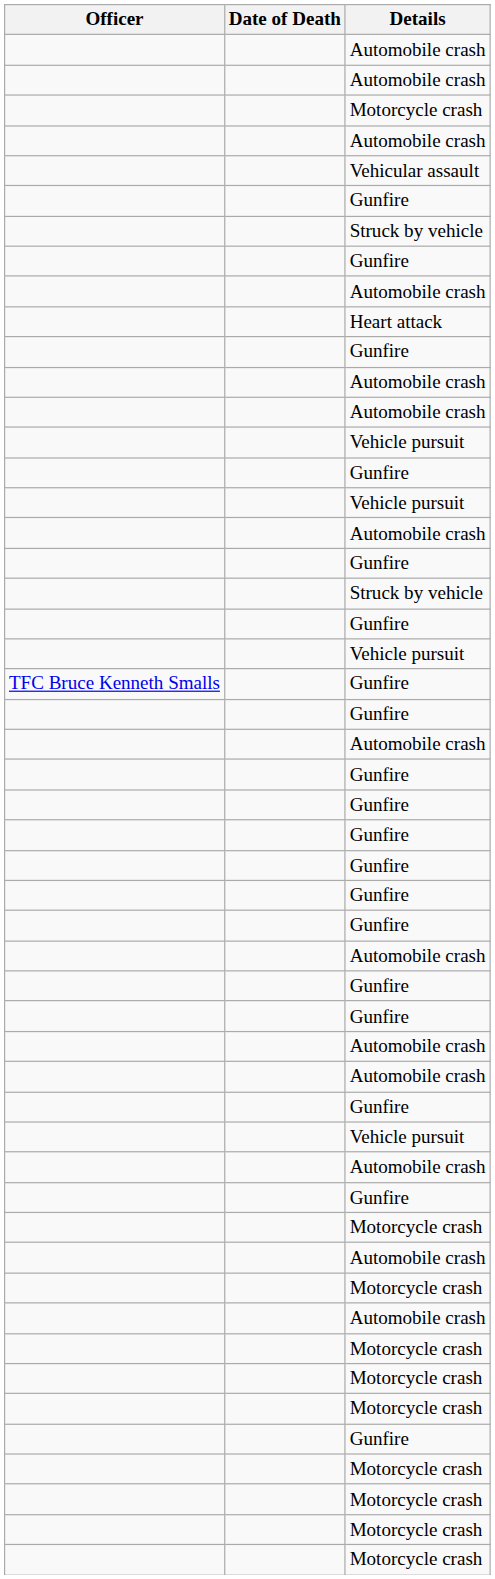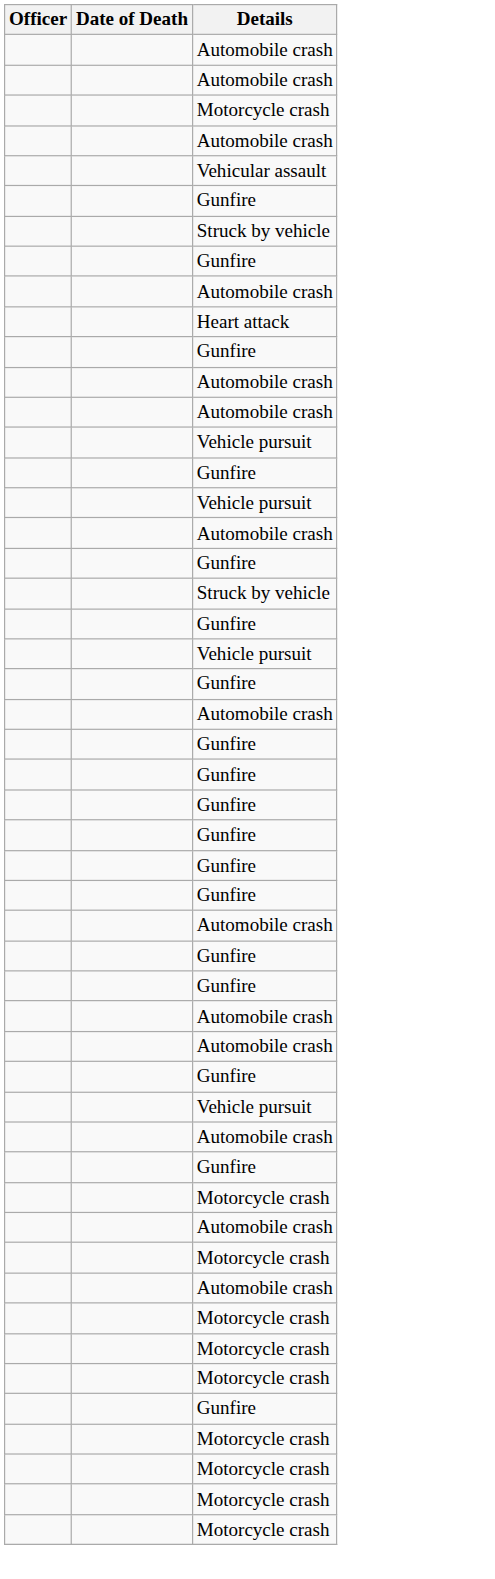- row: (114, 683)
